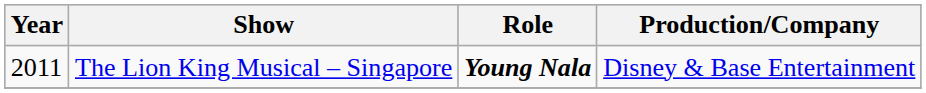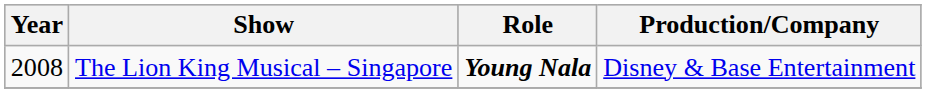(36, 66) 2011 -> (37, 66) 2008
